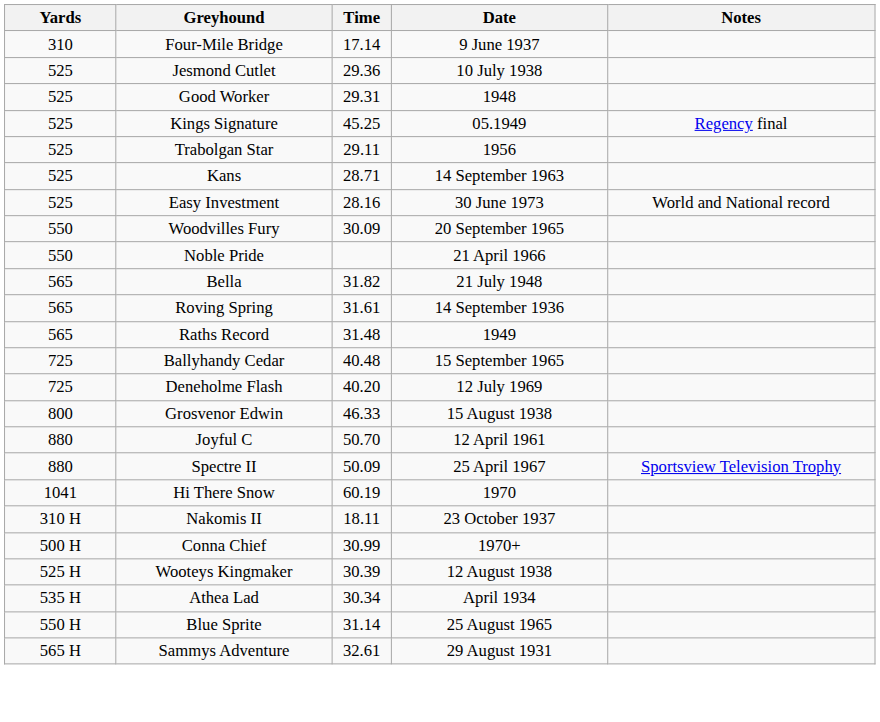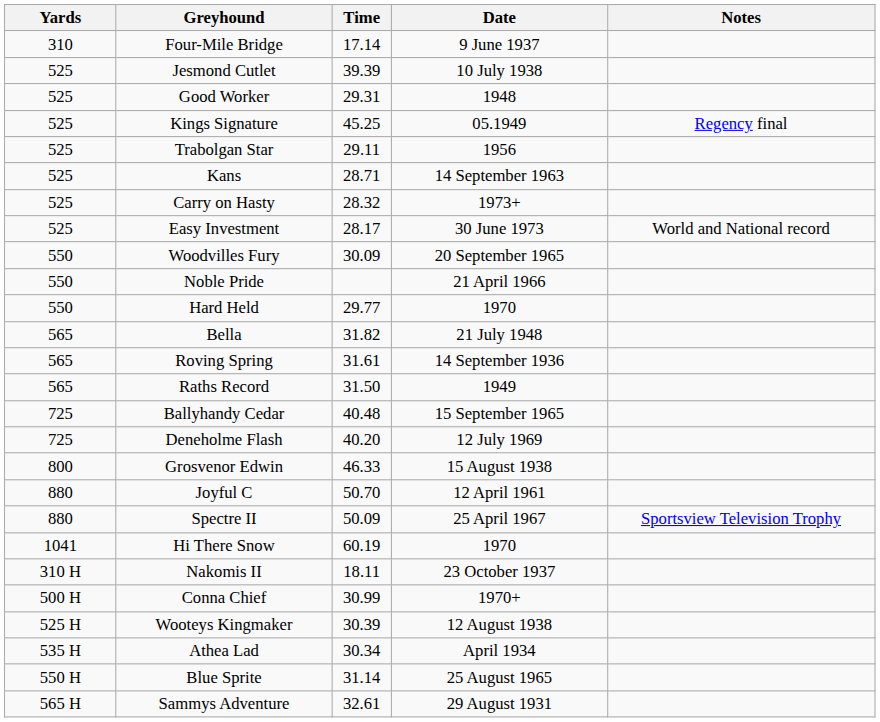(362, 70) 29.36 -> (362, 70) 39.39
+ row: (224, 202)
(362, 202) 28.16 -> (362, 228) 28.17
+ row: (224, 307)
(362, 334) 31.48 -> (362, 387) 31.50
